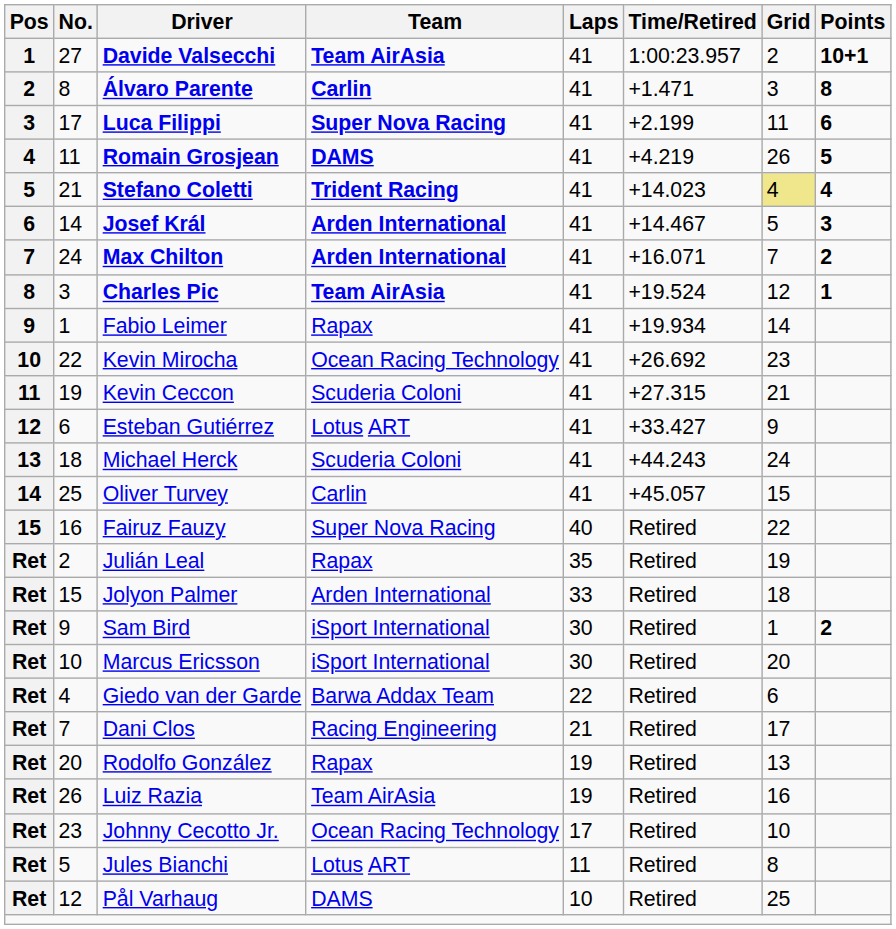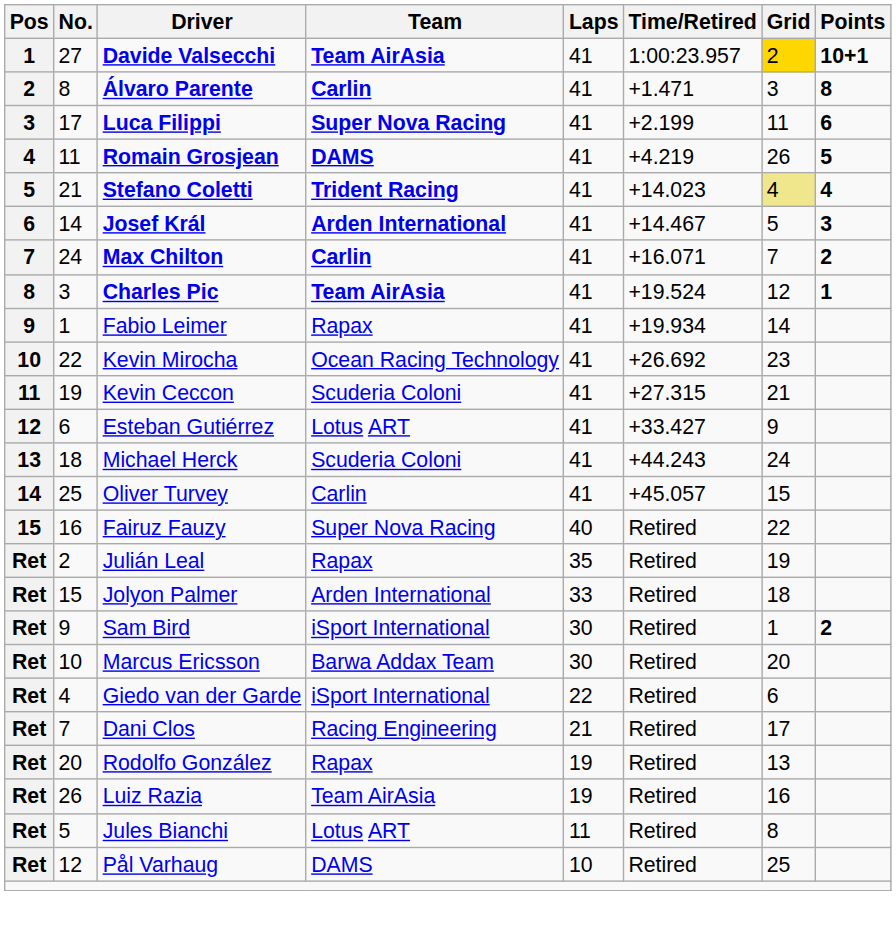(773, 55) no background -> (773, 55) gold background
(409, 258) Arden International -> (341, 258) Carlin
(400, 662) iSport International -> (403, 662) Barwa Addax Team
(403, 695) Barwa Addax Team -> (400, 695) iSport International
- row: (70, 830)
